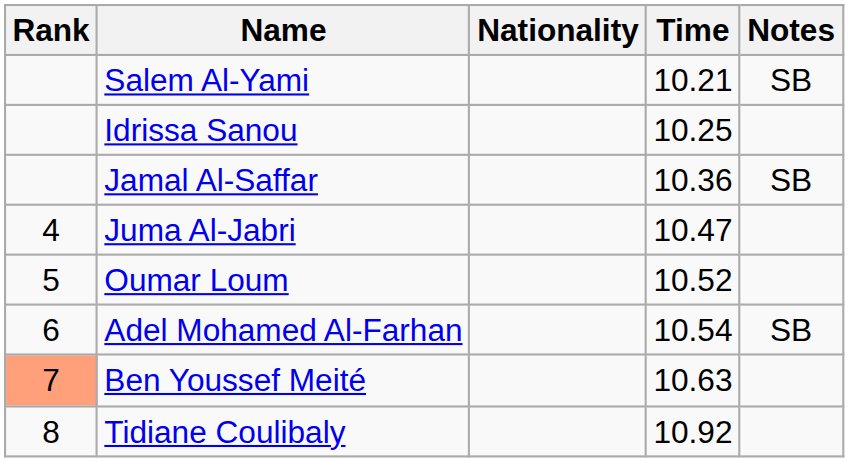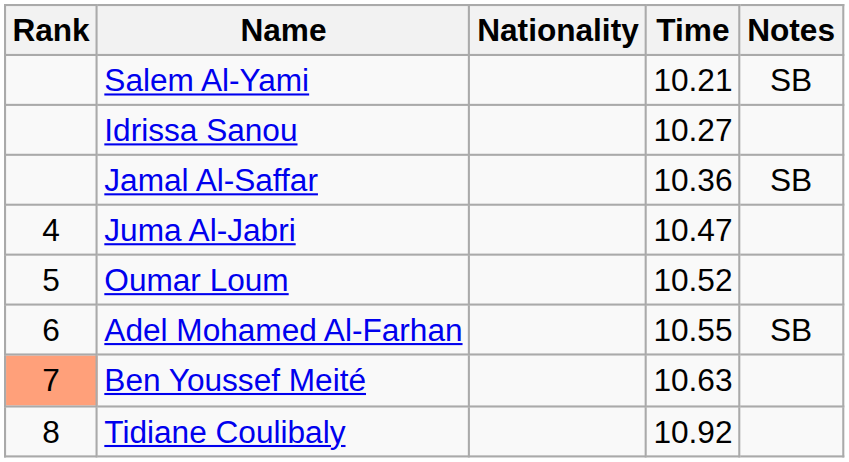(693, 130) 10.25 -> (693, 130) 10.27
(693, 331) 10.54 -> (693, 331) 10.55
